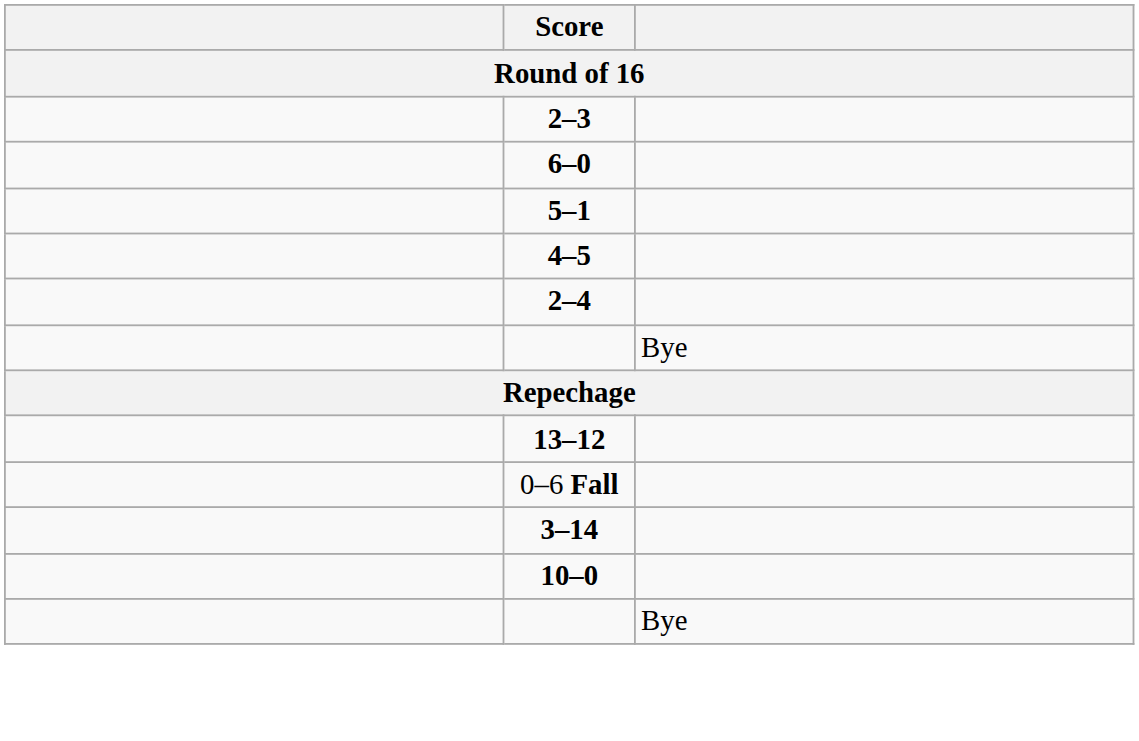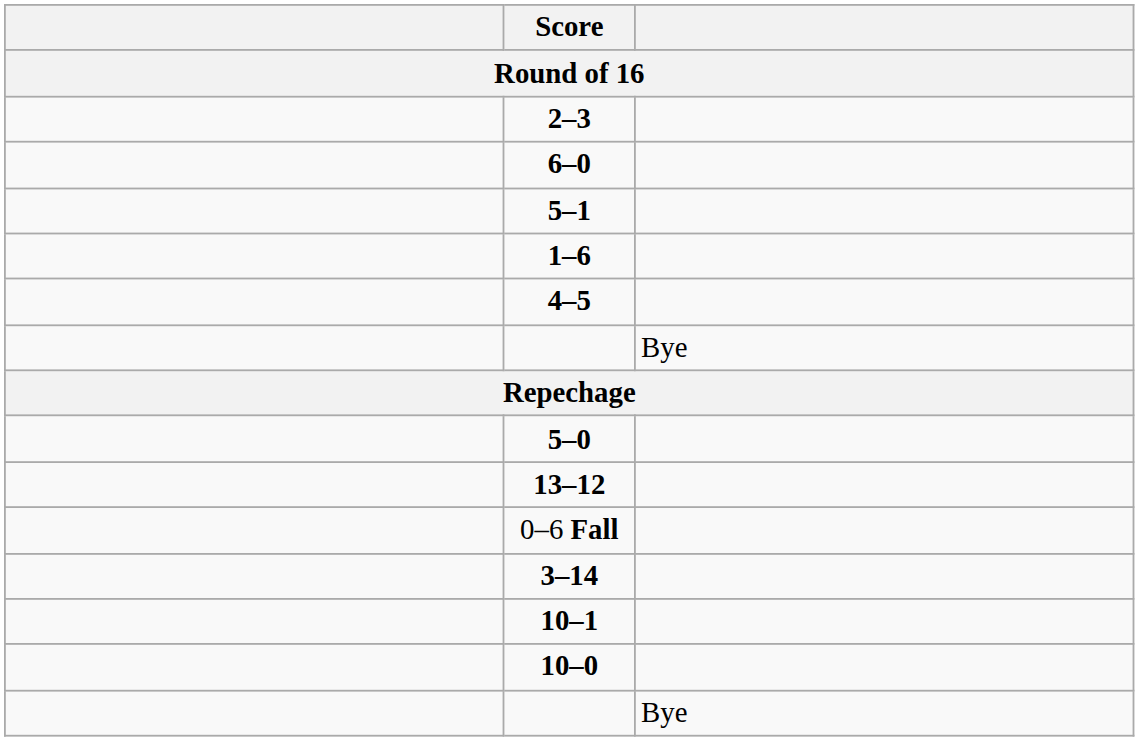+ row: (569, 255)
- row: (569, 301)
+ row: (569, 438)
+ row: (569, 621)
